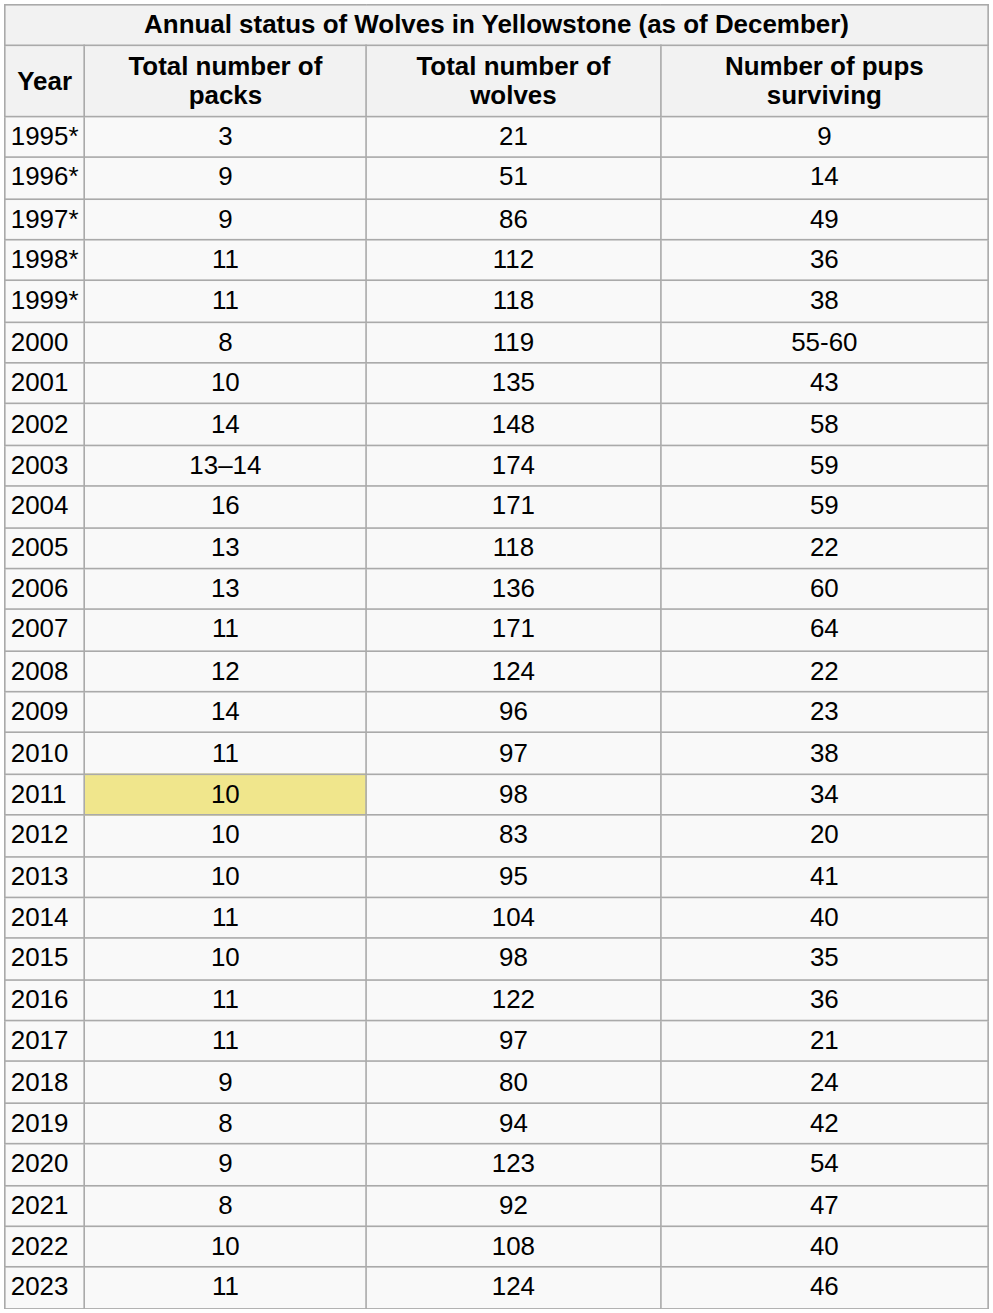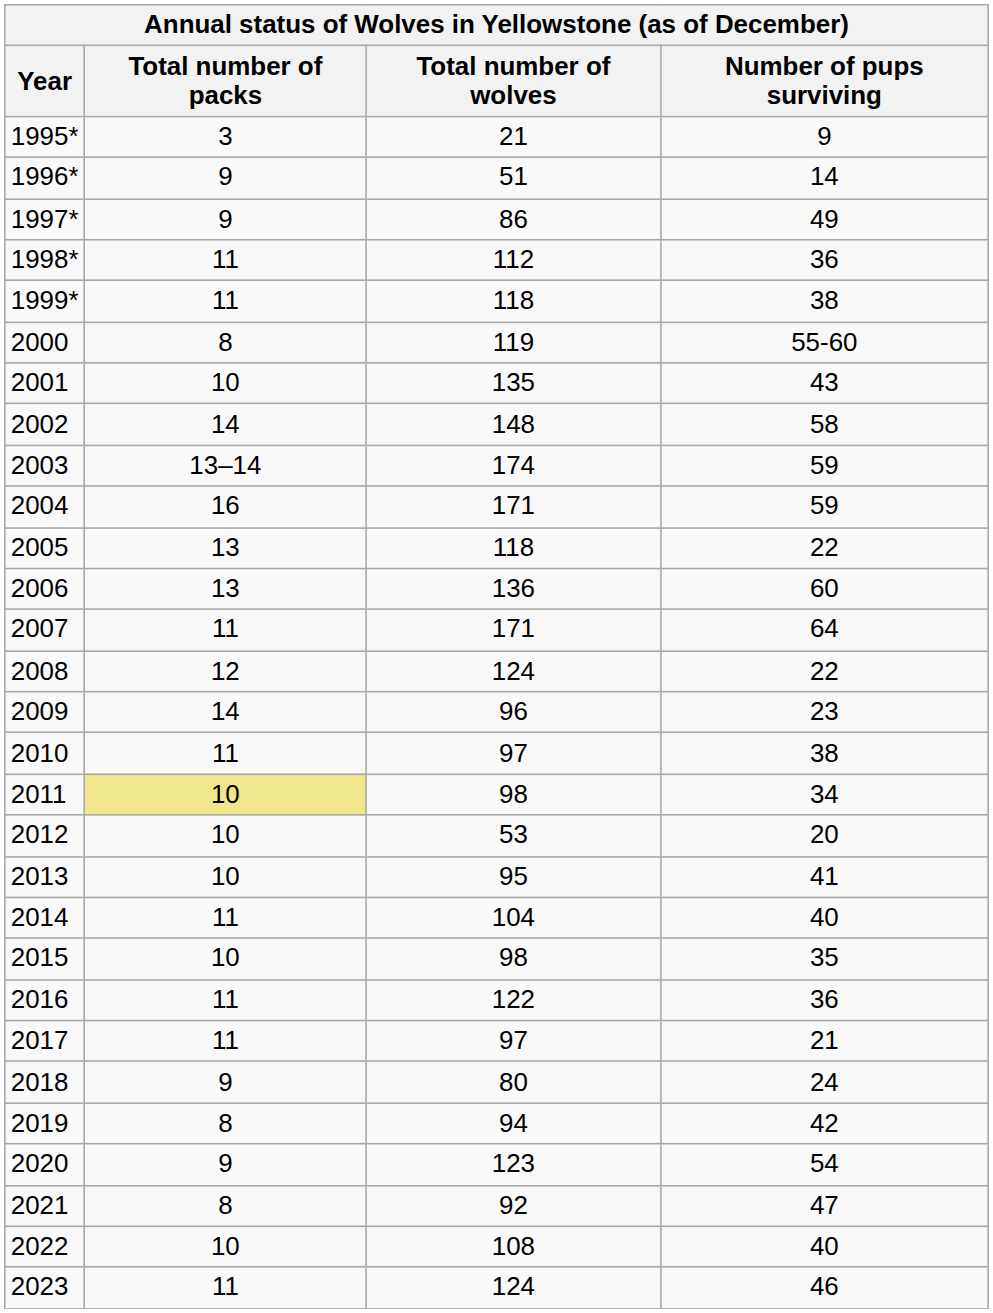(513, 835) 83 -> (513, 835) 53
